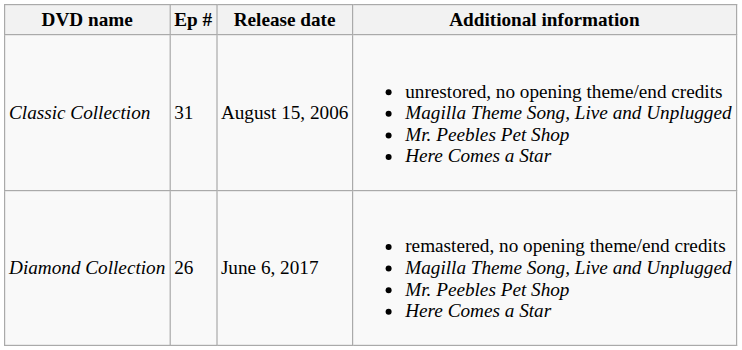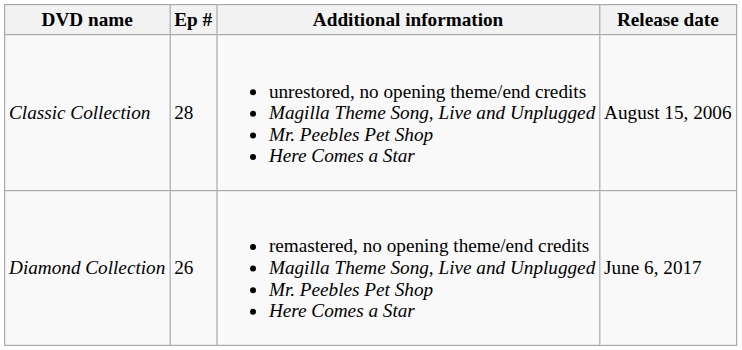columns swapped: (285, 19) <-> (544, 19)
(184, 112) 31 -> (184, 112) 28
